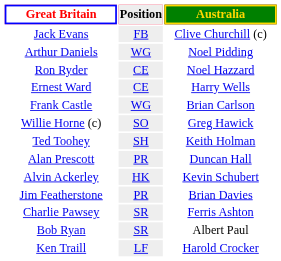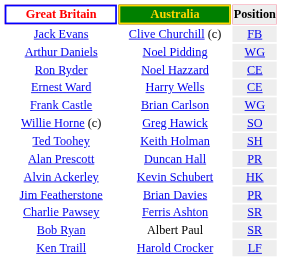columns swapped: (141, 14) <-> (221, 14)
